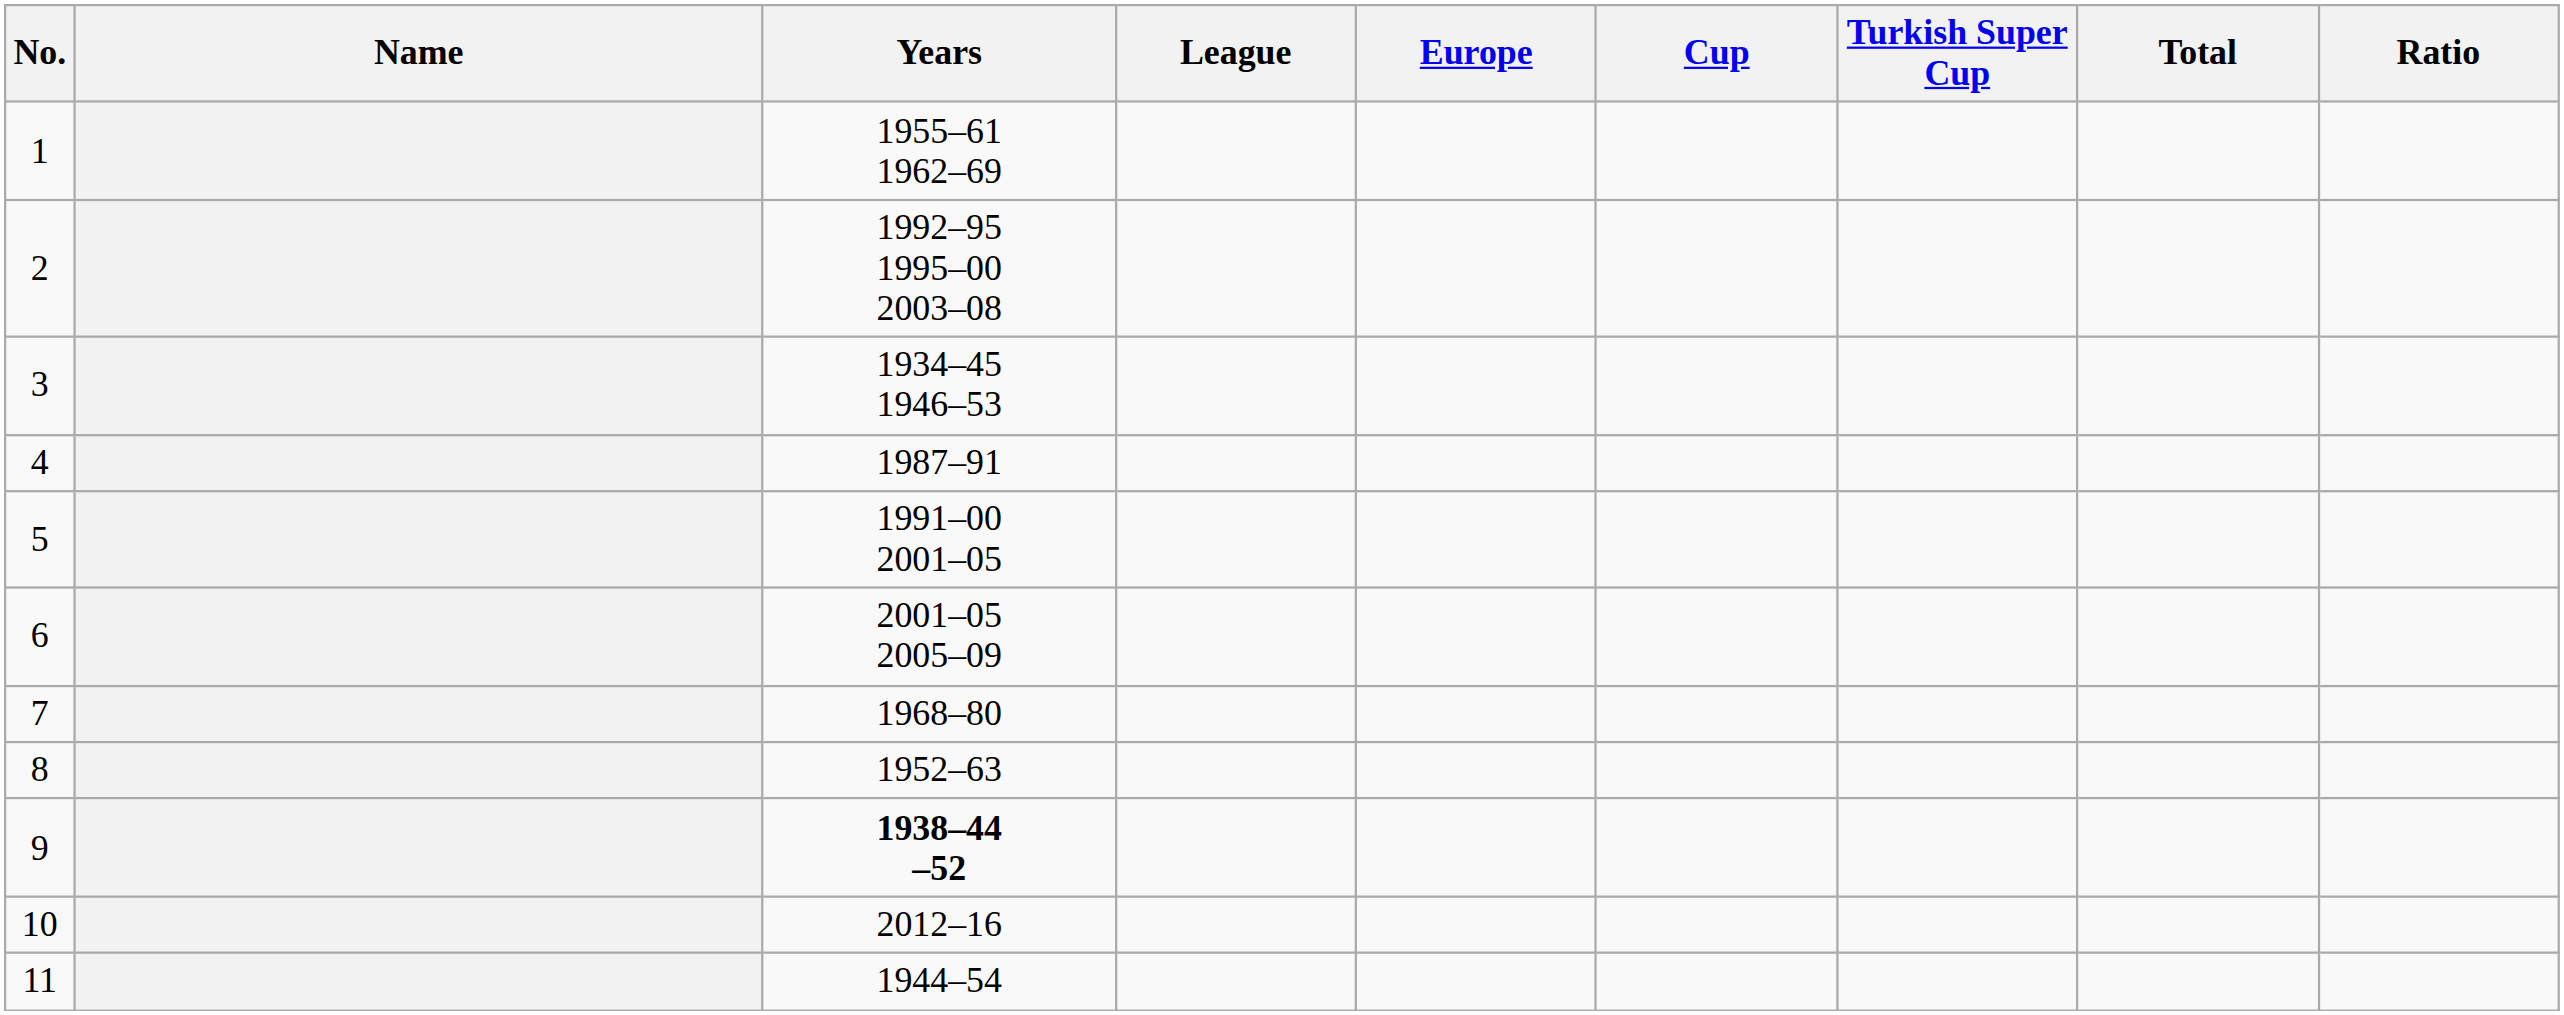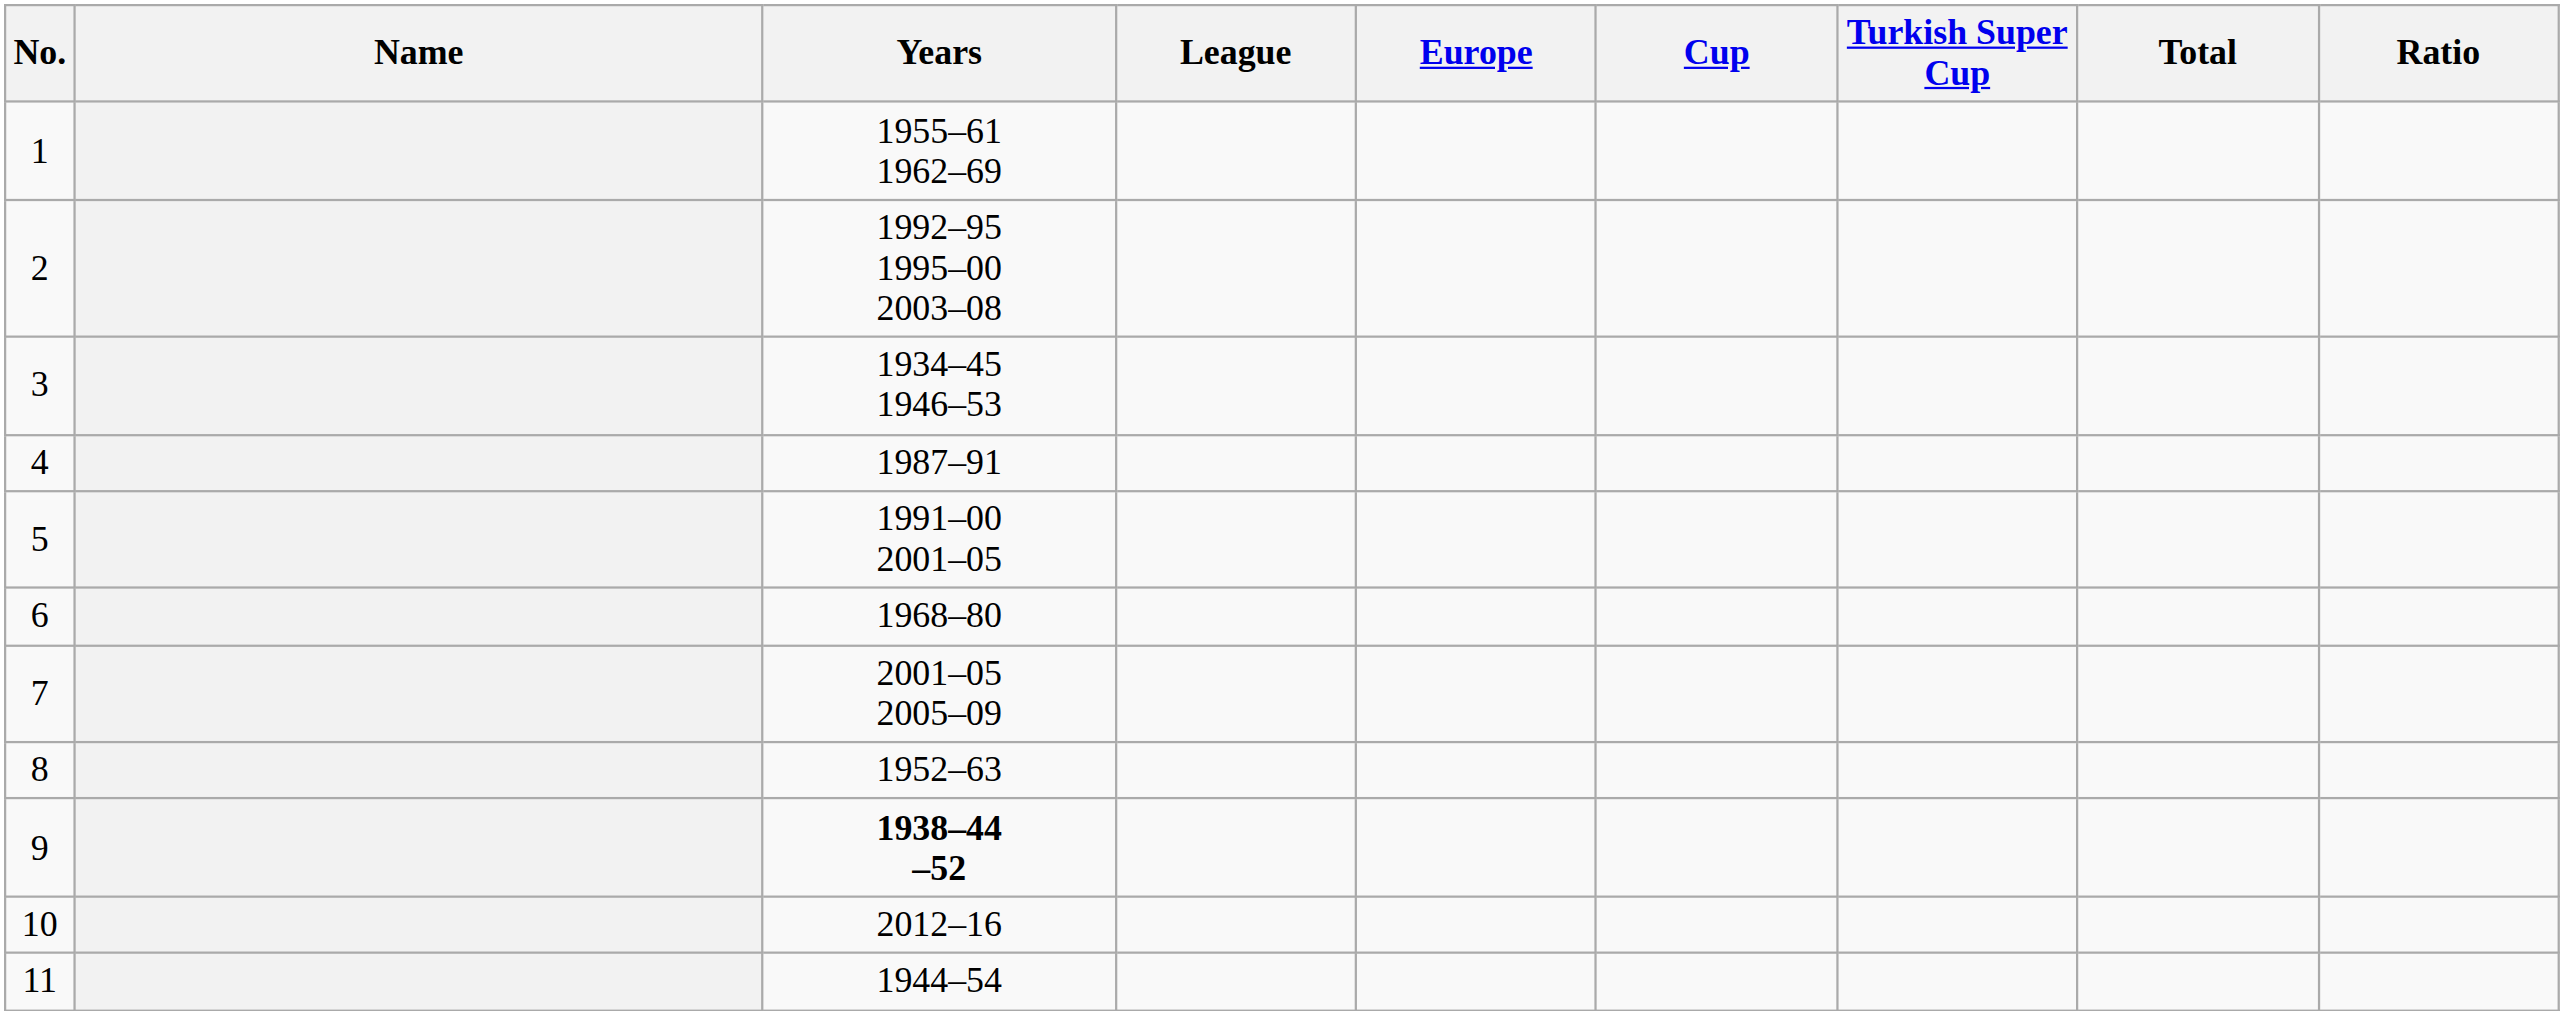(939, 636) 2001–05 2005–09 -> (939, 615) 1968–80
(939, 713) 1968–80 -> (939, 692) 2001–05 2005–09
